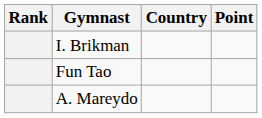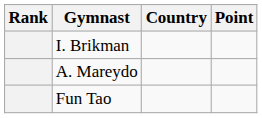rows swapped: (97, 98) <-> (84, 71)
